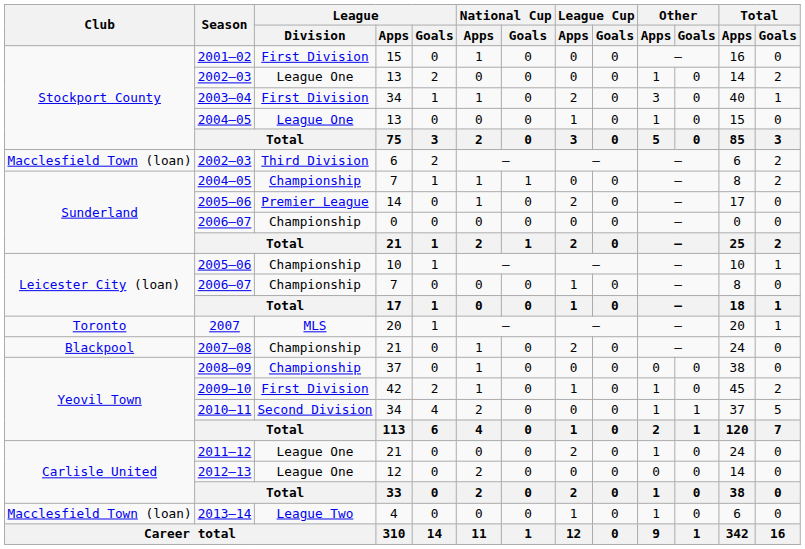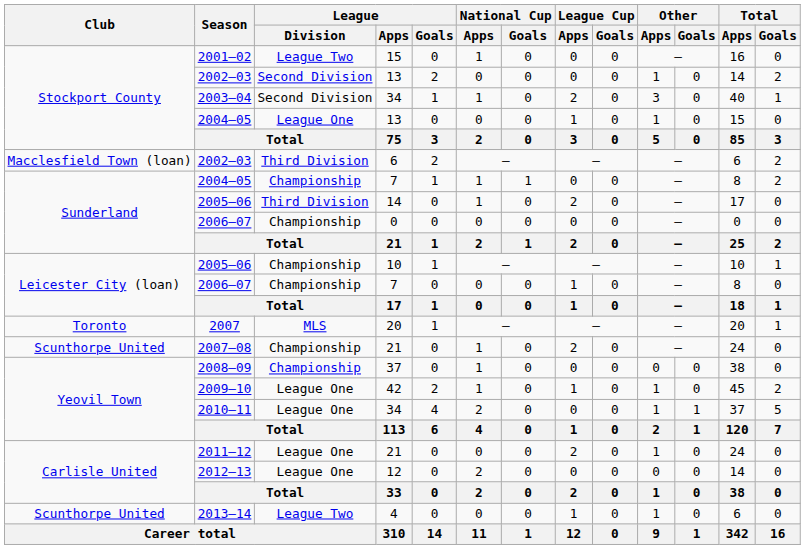(315, 56) First Division -> (315, 56) League Two
(315, 77) League One -> (315, 77) Second Division
(315, 98) First Division -> (315, 98) Second Division
(315, 202) Premier League -> (315, 202) Third Division
(100, 347) Blackpool -> (100, 347) Scunthorpe United
(315, 389) First Division -> (315, 389) League One
(315, 409) Second Division -> (315, 409) League One
(100, 513) Macclesfield Town (loan) -> (100, 513) Scunthorpe United
